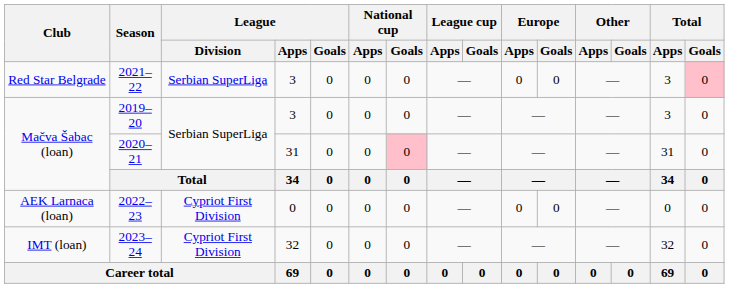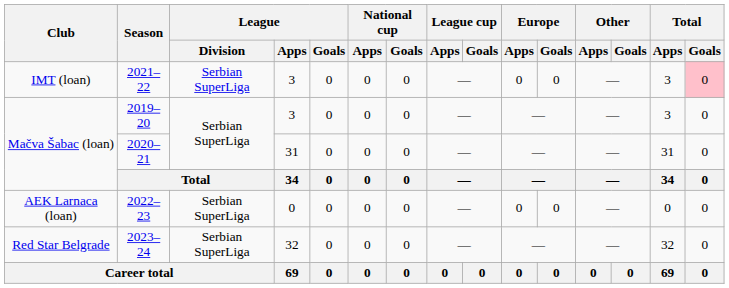(57, 79) Red Star Belgrade -> (61, 79) IMT (loan)
(407, 151) pink background -> (407, 151) no background
(218, 208) Cypriot First Division -> (222, 208) Serbian SuperLiga
(57, 244) IMT (loan) -> (61, 244) Red Star Belgrade
(218, 244) Cypriot First Division -> (222, 244) Serbian SuperLiga
